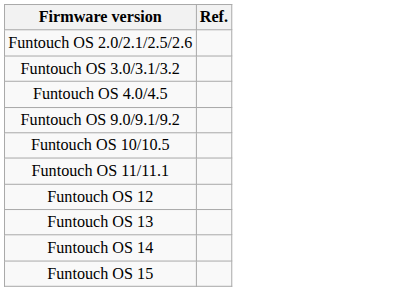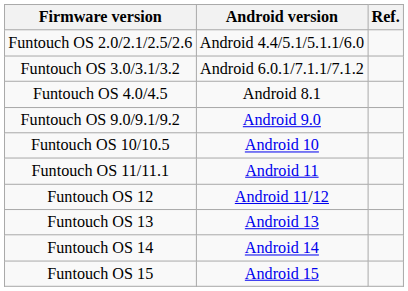+ column: (282, 17)
